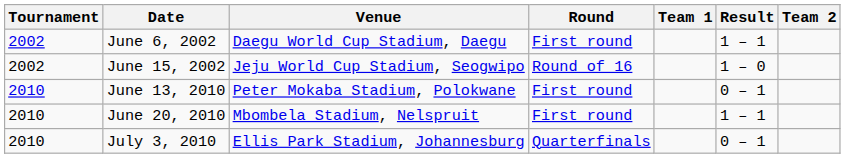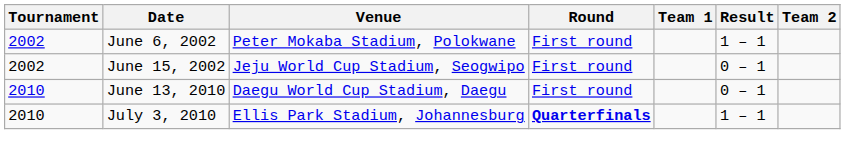(370, 42) Daegu World Cup Stadium, Daegu -> (374, 42) Peter Mokaba Stadium, Polokwane
(582, 67) Round of 16 -> (582, 67) First round
(743, 67) 1 – 0 -> (743, 67) 0 – 1
(374, 91) Peter Mokaba Stadium, Polokwane -> (370, 91) Daegu World Cup Stadium, Daegu
- row: (166, 116)
(591, 141) normal -> (591, 116) bold
(743, 141) 0 – 1 -> (743, 116) 1 – 1
